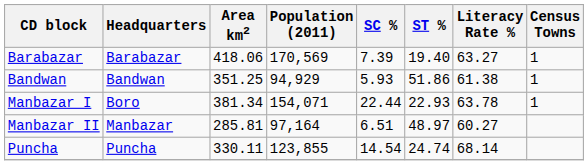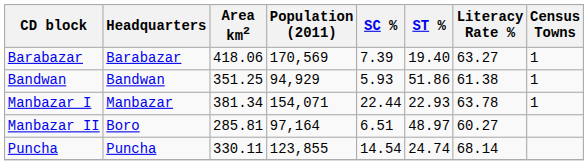(123, 103) Boro -> (140, 103) Manbazar
(140, 126) Manbazar -> (123, 126) Boro
